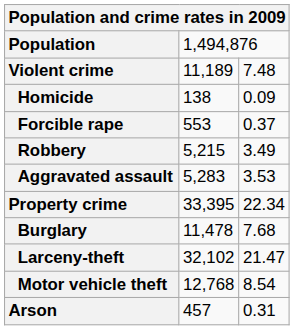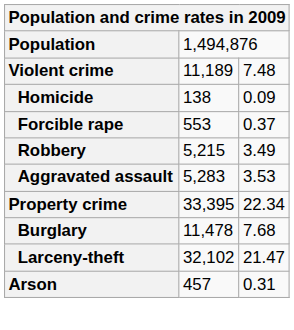- row: (88, 284)
